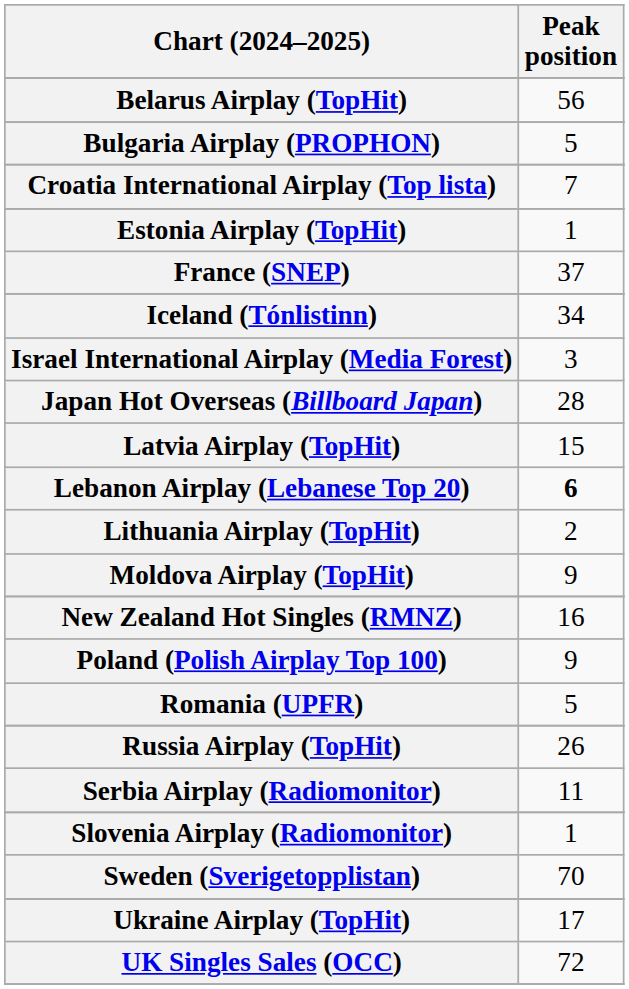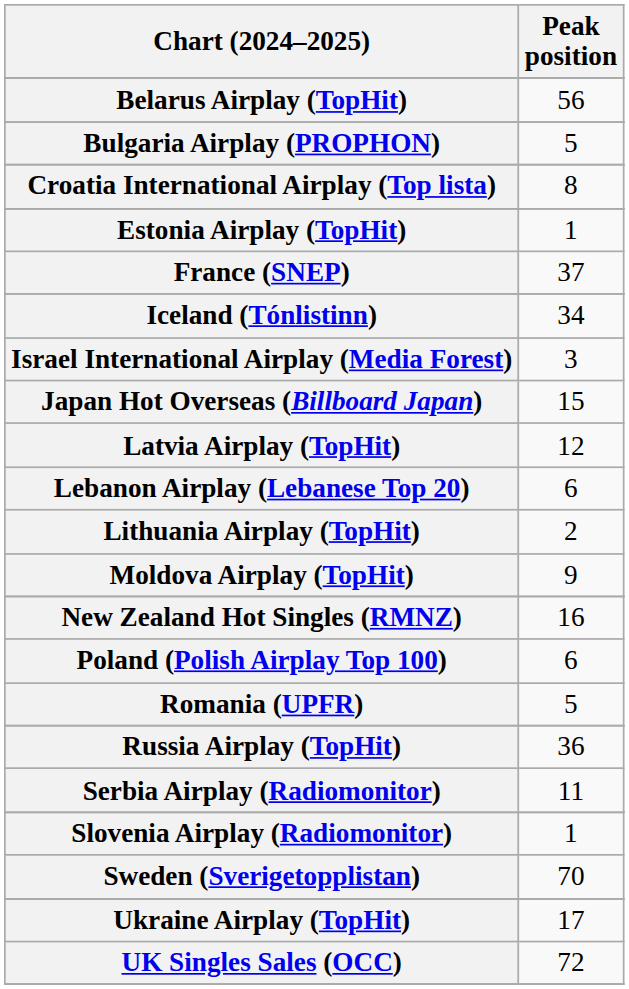(571, 186) 7 -> (571, 186) 8
(571, 401) 28 -> (571, 401) 15
(571, 444) 15 -> (571, 444) 12
(571, 488) bold -> (571, 488) normal
(571, 660) 9 -> (571, 660) 6
(571, 746) 26 -> (571, 746) 36
